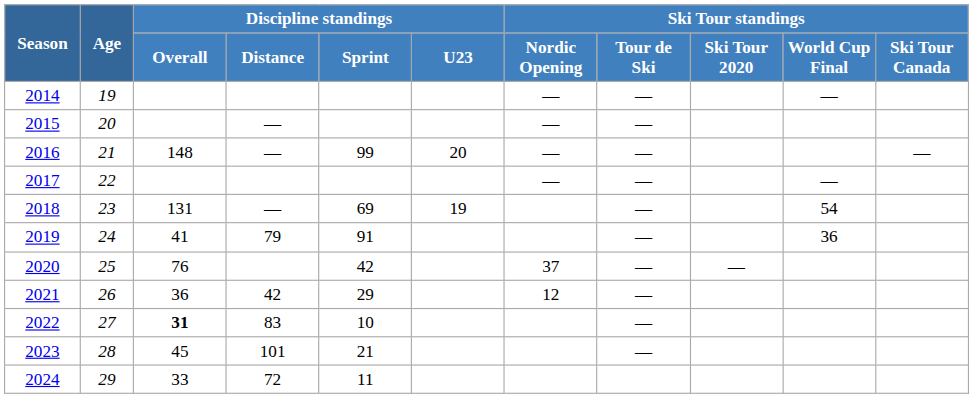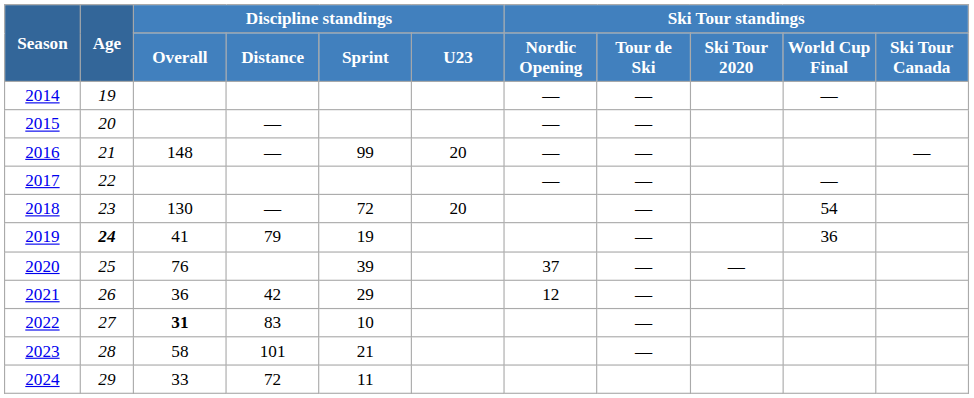(180, 209) 131 -> (180, 209) 130
(365, 209) 69 -> (365, 209) 72
(458, 209) 19 -> (458, 209) 20
(107, 237) normal -> (107, 237) bold
(365, 237) 91 -> (365, 237) 19
(365, 265) 42 -> (365, 265) 39
(180, 350) 45 -> (180, 350) 58
